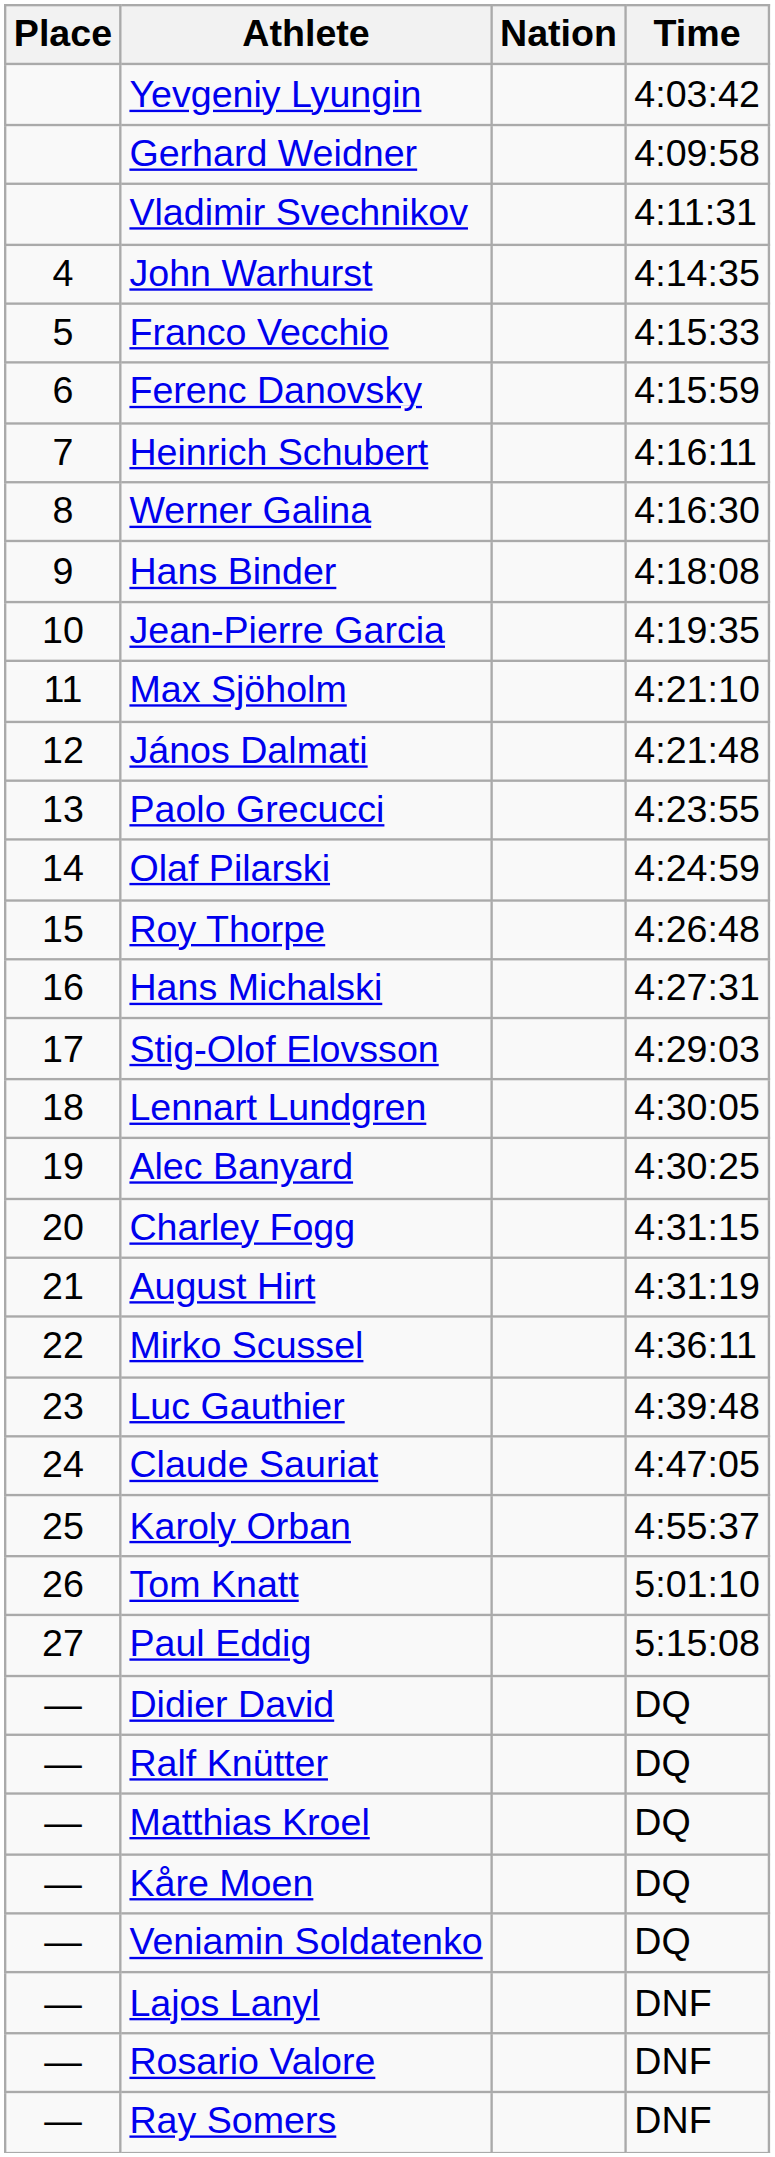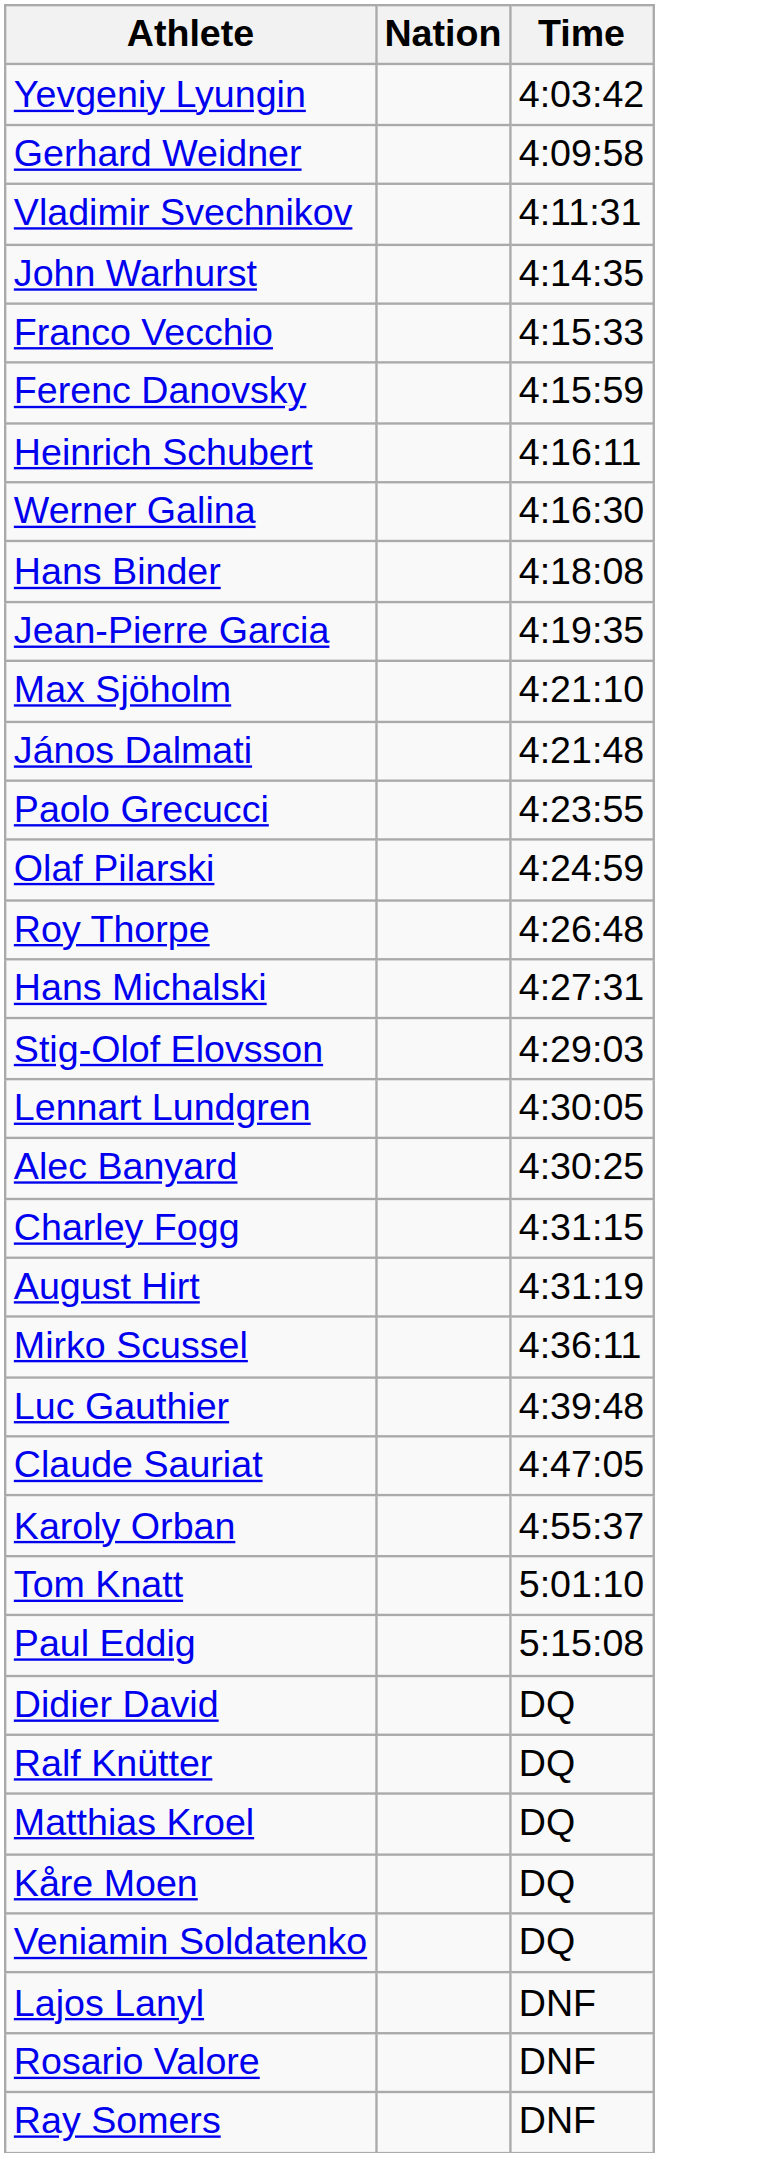- column: (63, 34)
